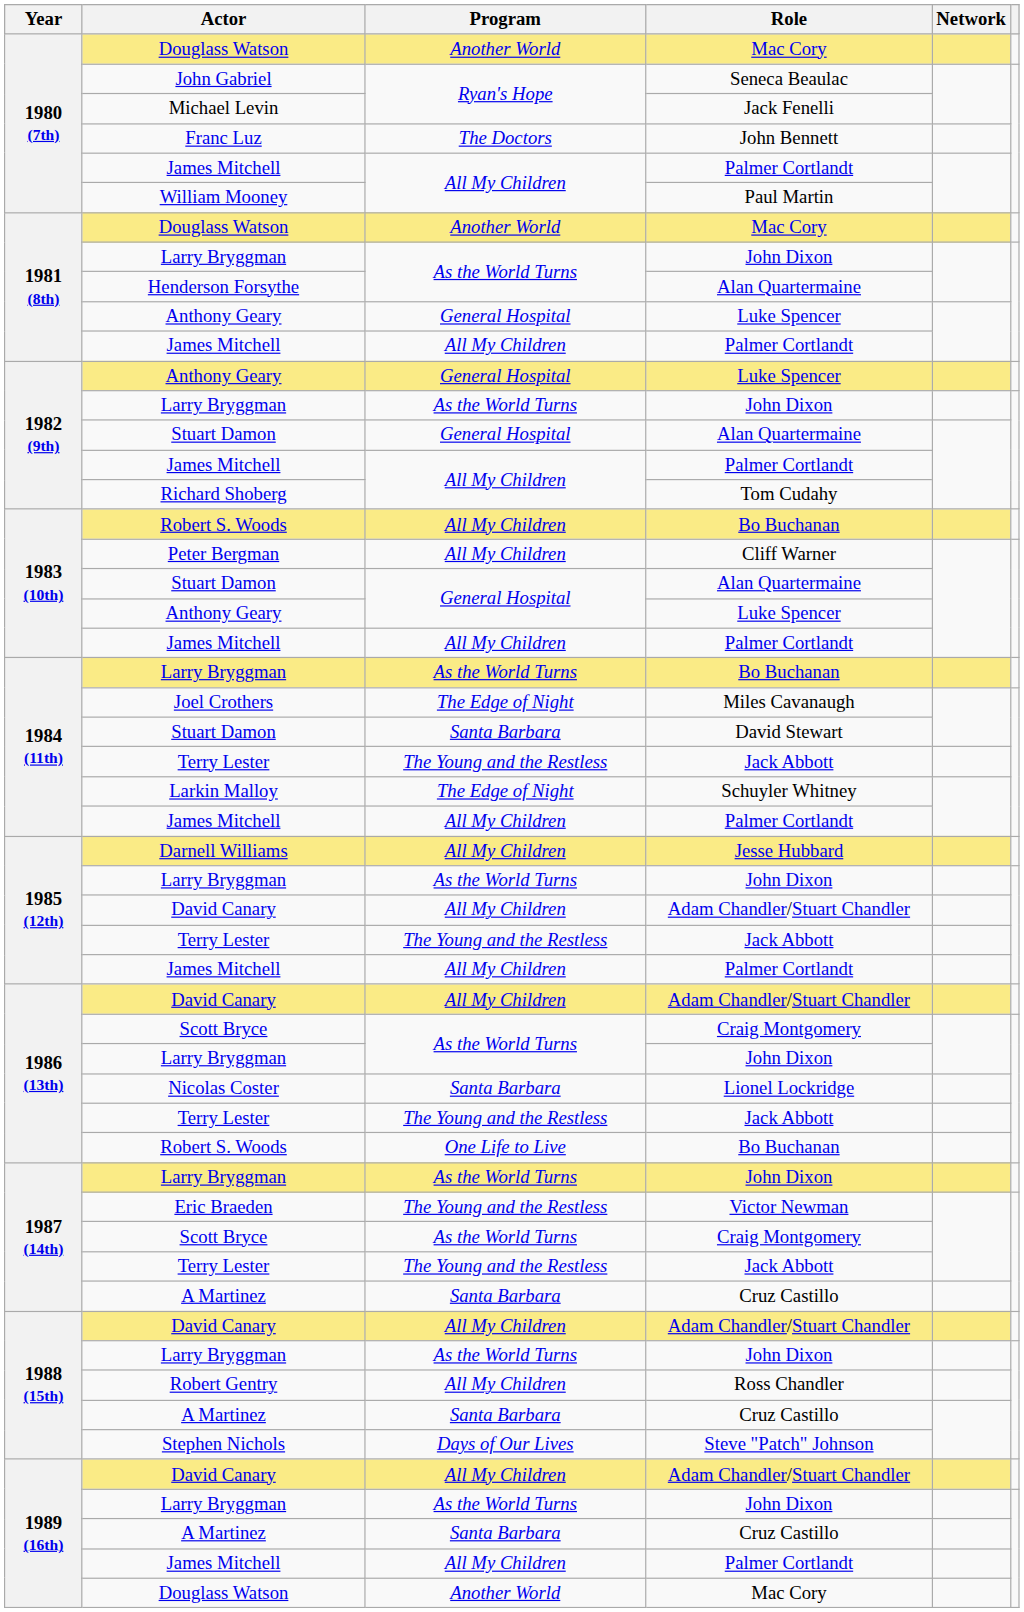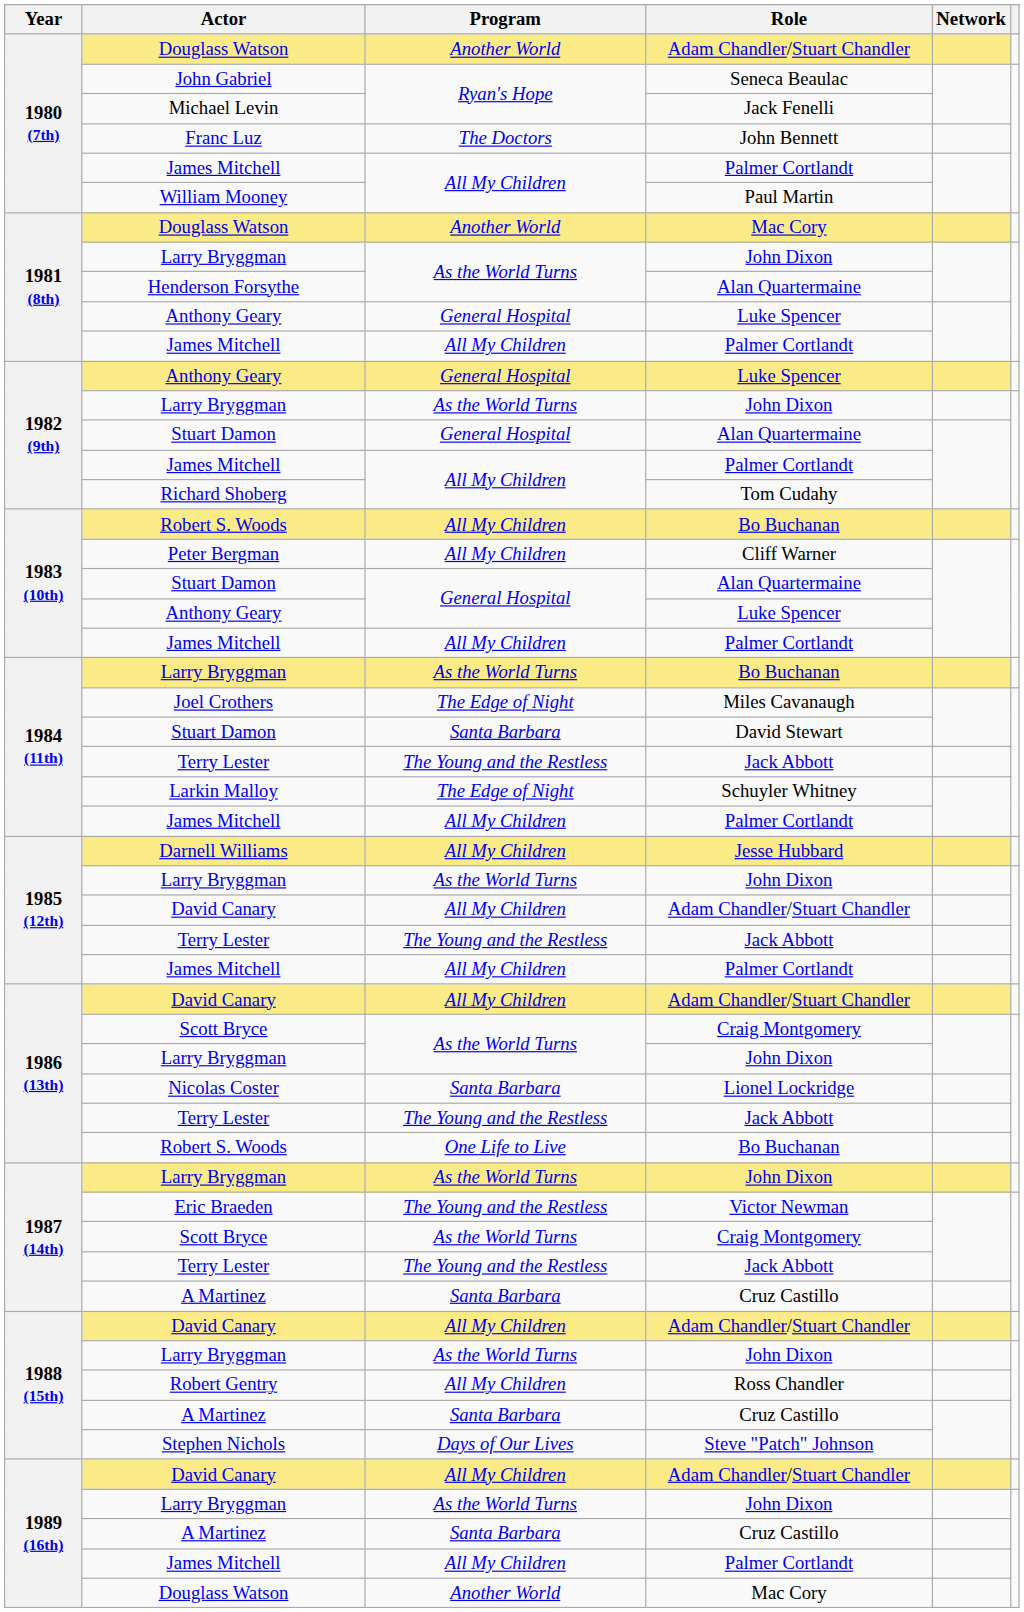(789, 49) Mac Cory -> (789, 49) Adam Chandler/Stuart Chandler
